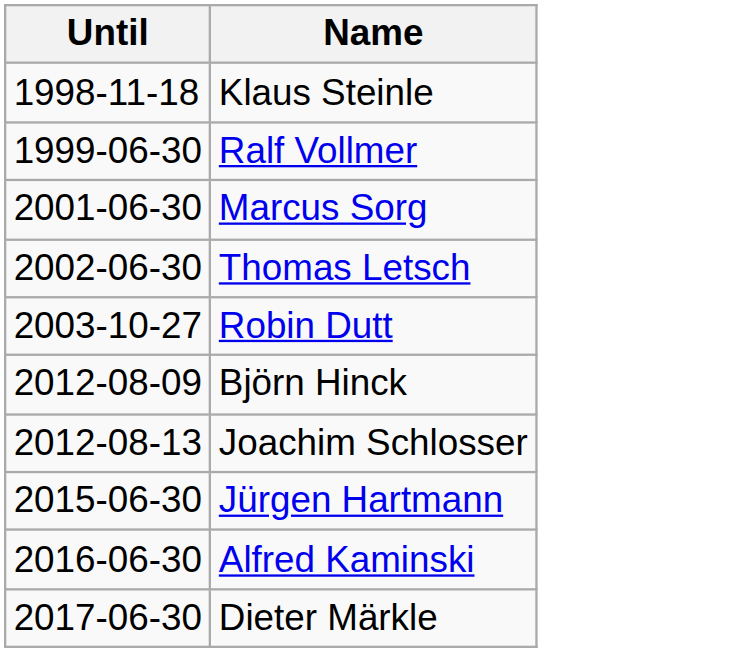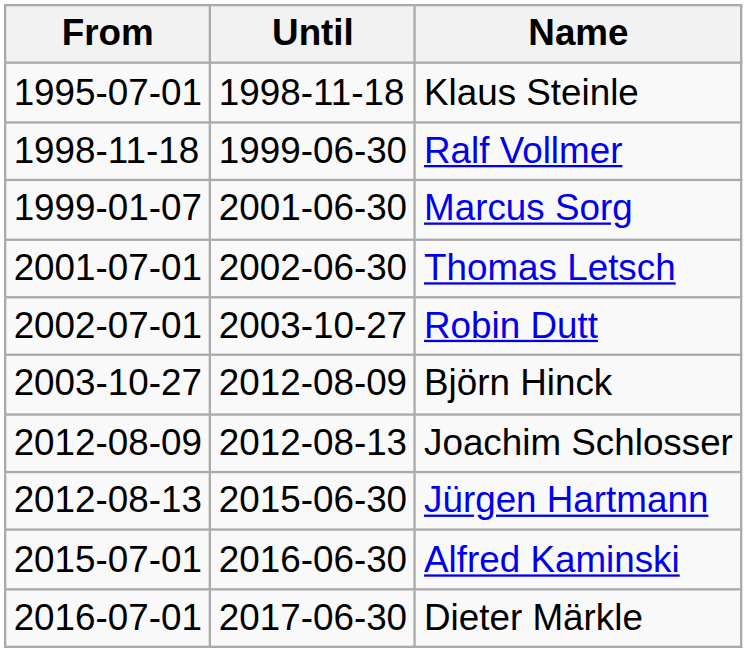+ column: (108, 33)
